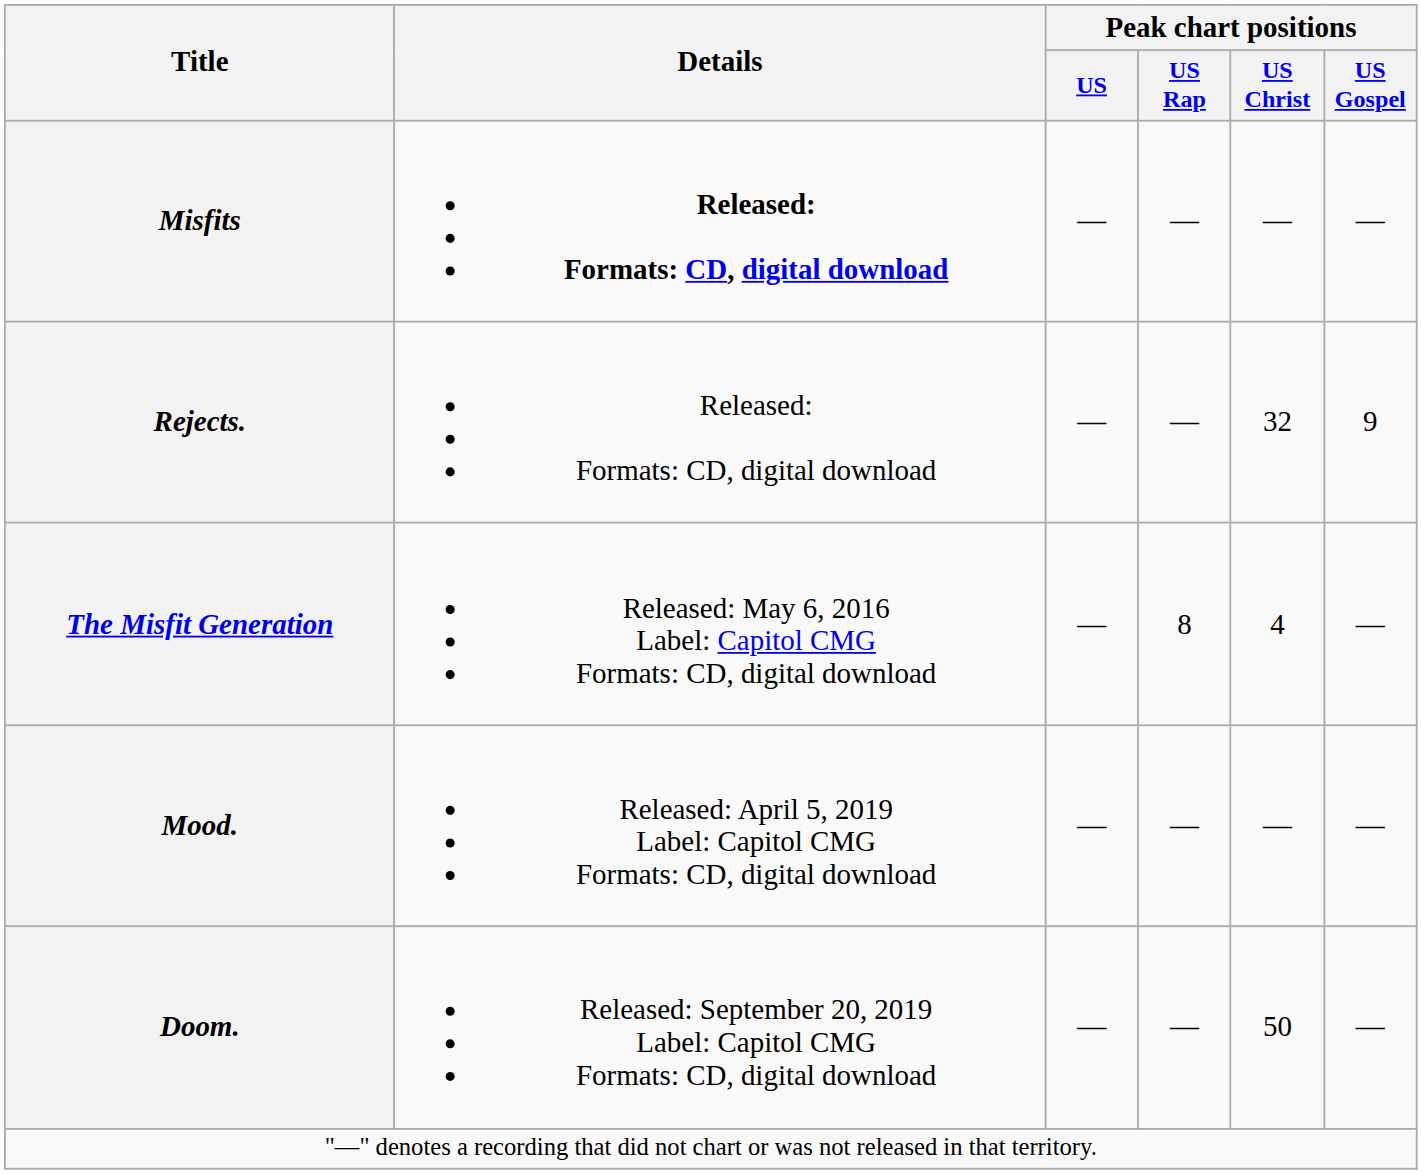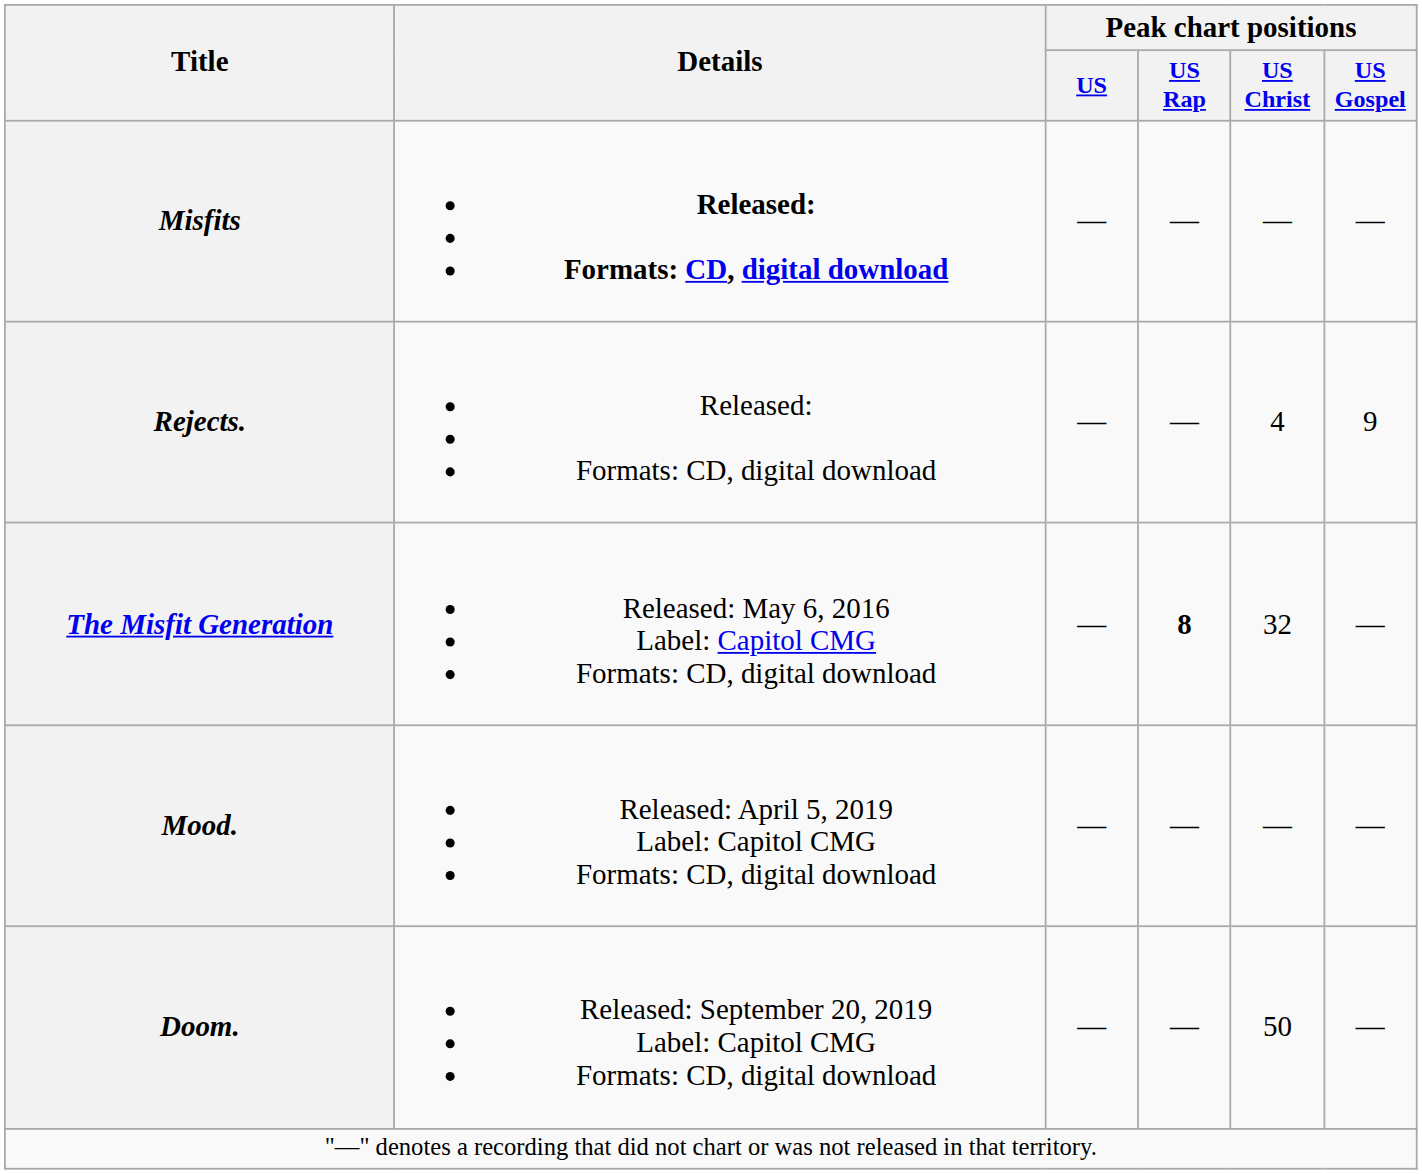(1277, 422) 32 -> (1277, 422) 4
(1185, 623) normal -> (1185, 623) bold
(1277, 623) 4 -> (1277, 623) 32
